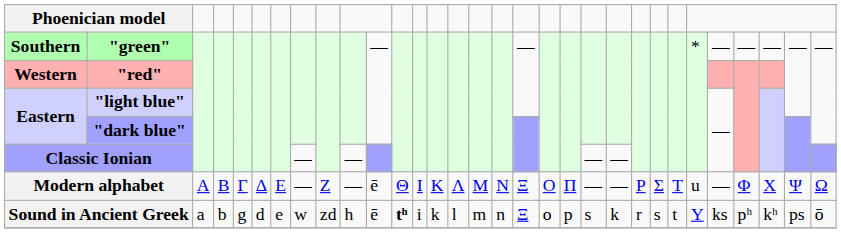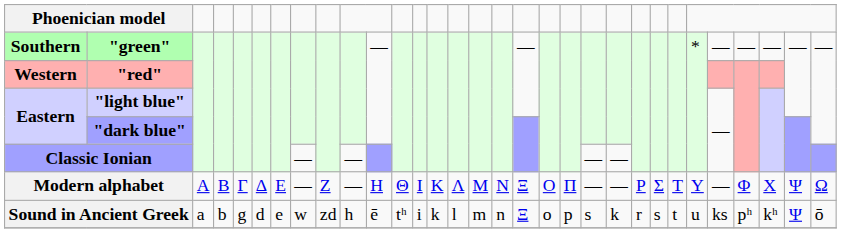(374, 185) ē -> (377, 185) Η
(695, 185) u -> (697, 185) Υ
(402, 213) bold -> (401, 213) normal
(697, 213) Υ -> (695, 213) u
(797, 213) ps -> (796, 213) Ψ
